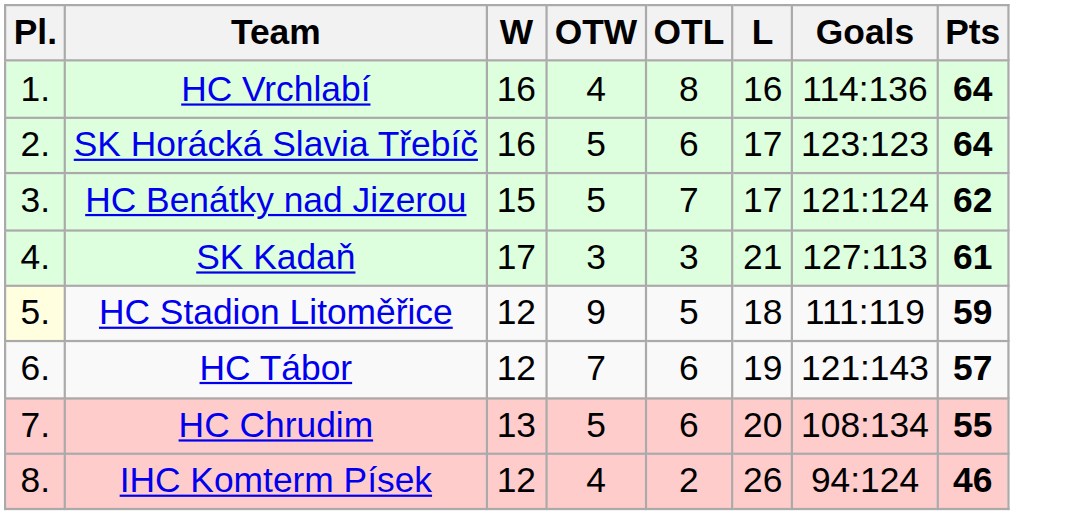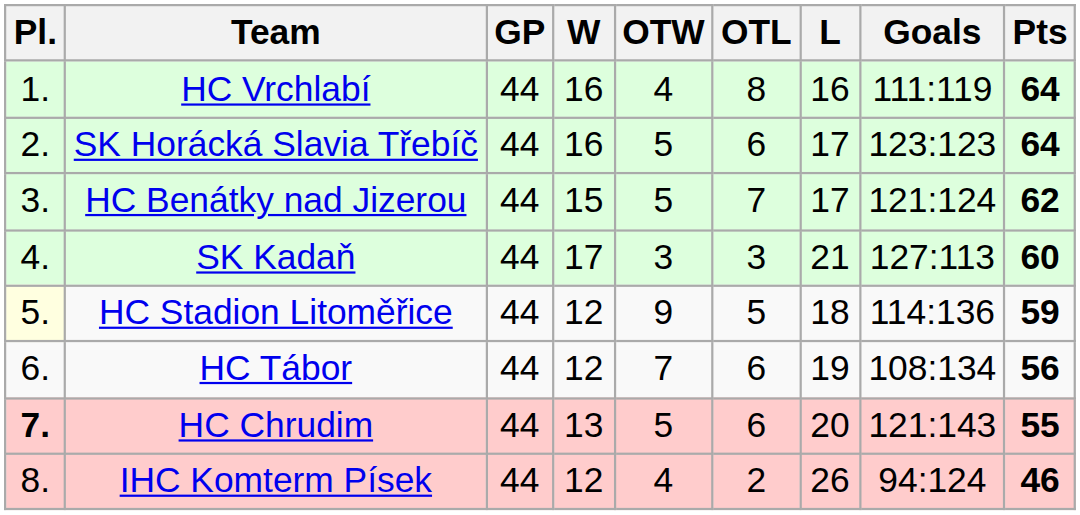+ column: (520, 32)
(865, 88) 114:136 -> (932, 88) 111:119
(973, 256) 61 -> (1040, 256) 60
(865, 312) 111:119 -> (932, 312) 114:136
(865, 369) 121:143 -> (932, 369) 108:134
(973, 369) 57 -> (1040, 369) 56
(35, 425) normal -> (35, 425) bold
(865, 425) 108:134 -> (932, 425) 121:143
